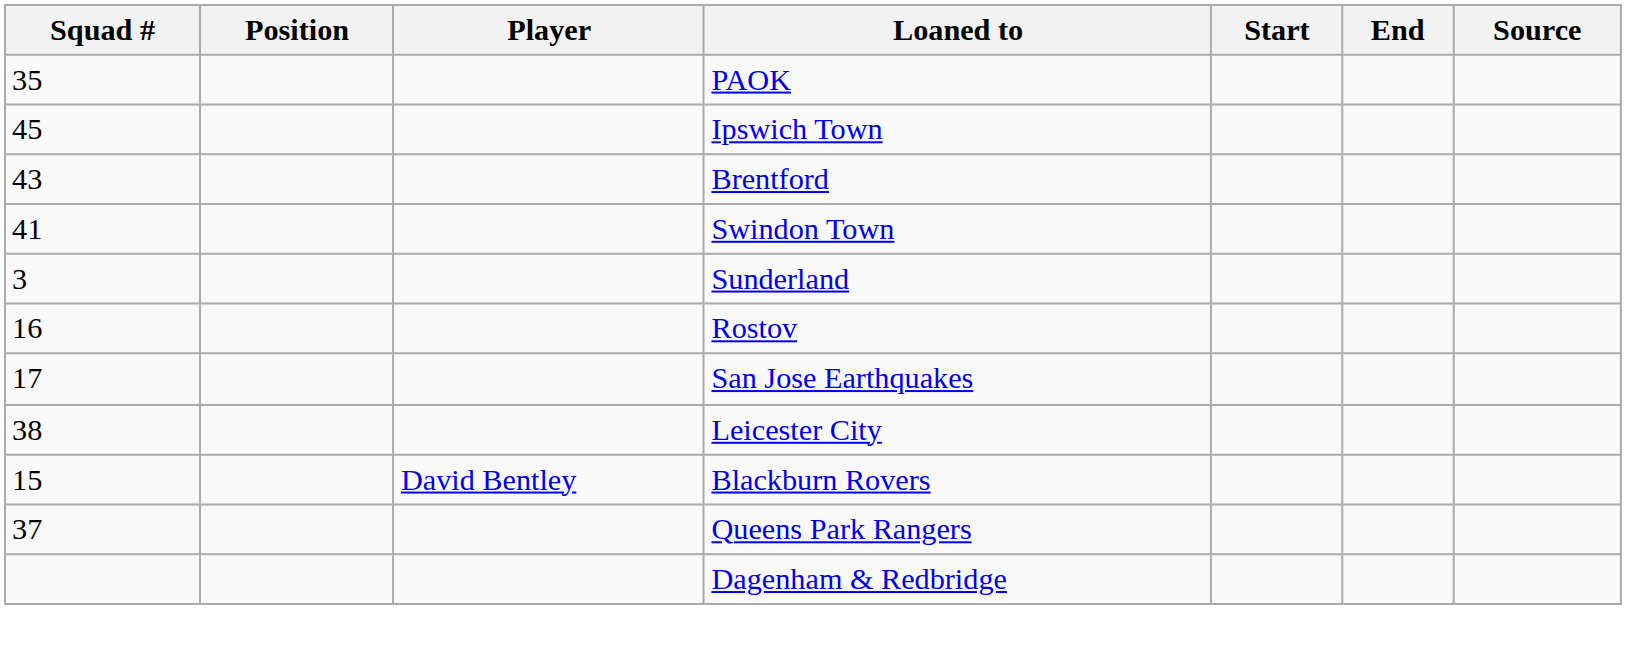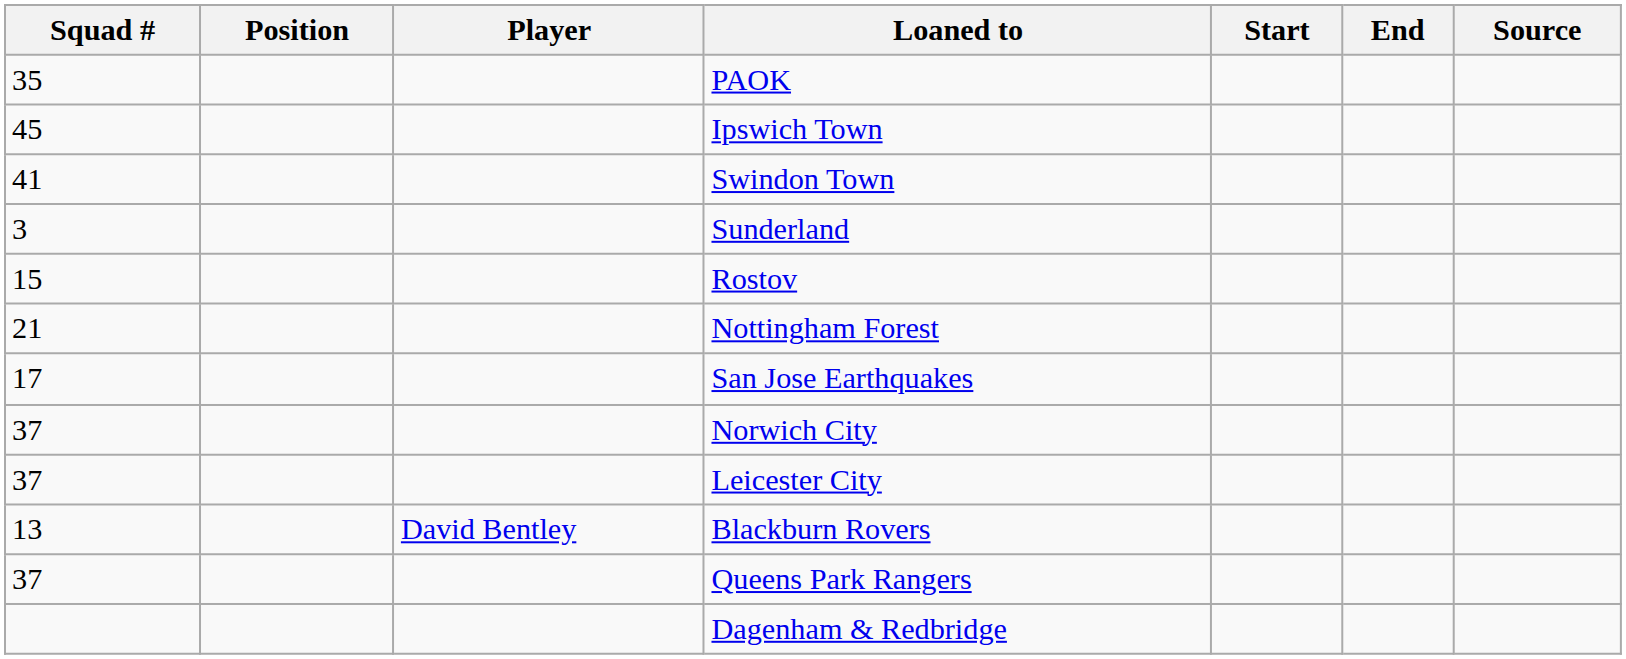- row: (770, 179)
(27, 328) 16 -> (27, 278) 15
+ row: (825, 328)
+ row: (794, 428)
(27, 428) 38 -> (27, 478) 37
(27, 478) 15 -> (27, 528) 13
